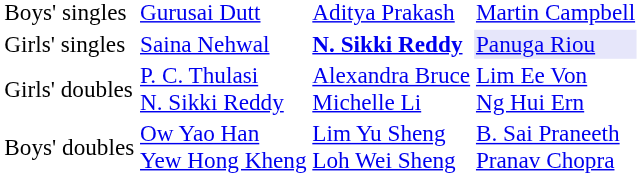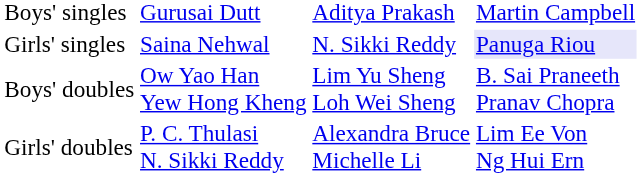(387, 44) bold -> (384, 44) normal
rows swapped: (69, 147) <-> (69, 89)
